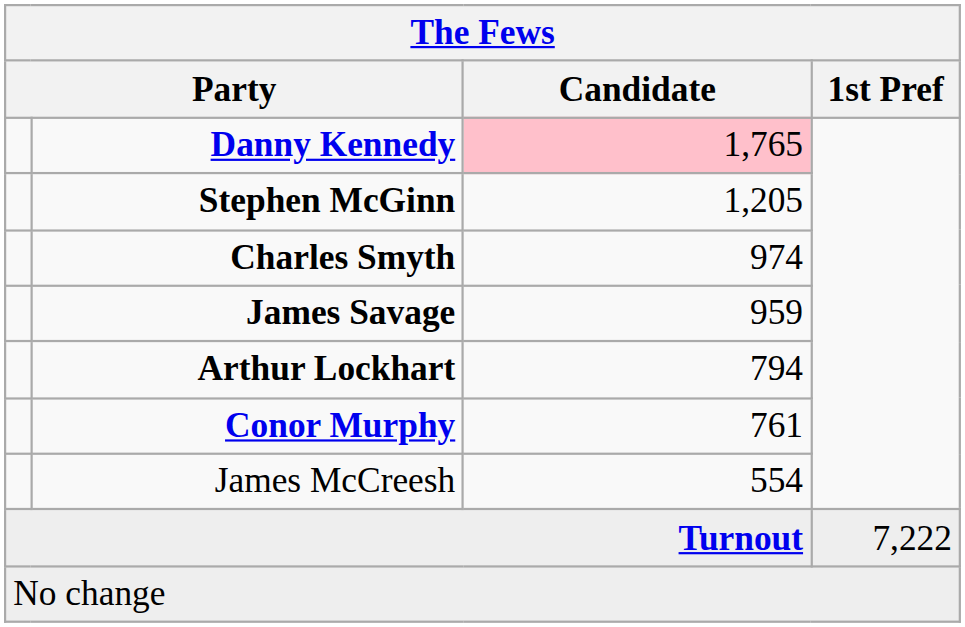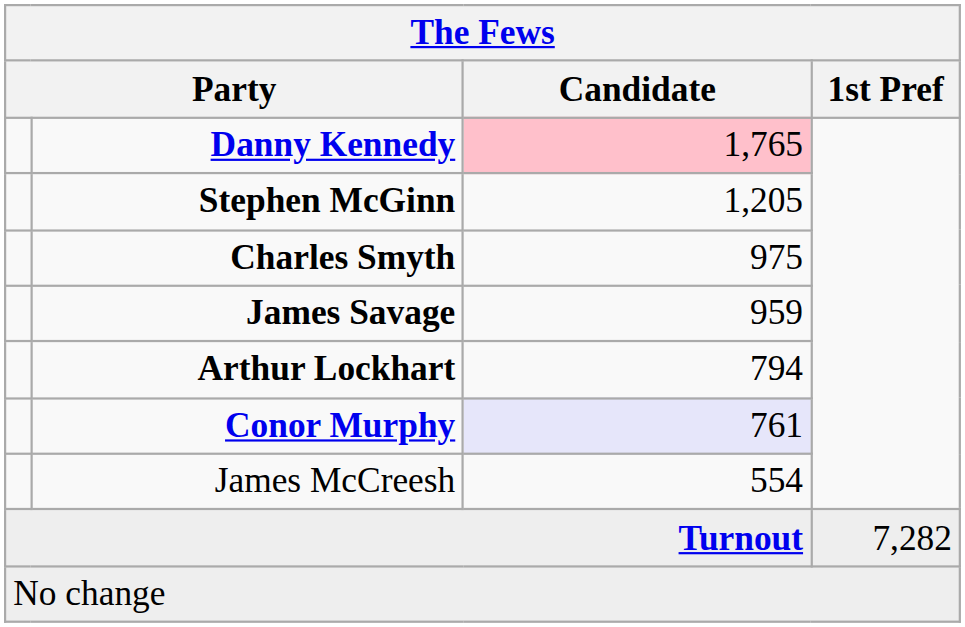(777, 256) 974 -> (777, 256) 975
(777, 425) no background -> (777, 425) lavender background
(912, 537) 7,222 -> (912, 537) 7,282
